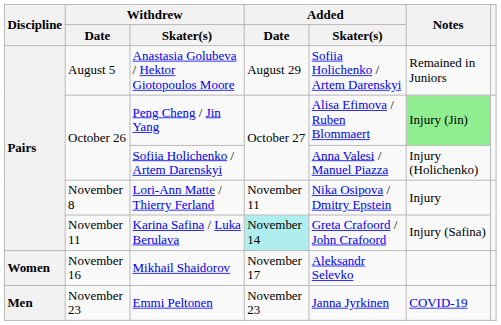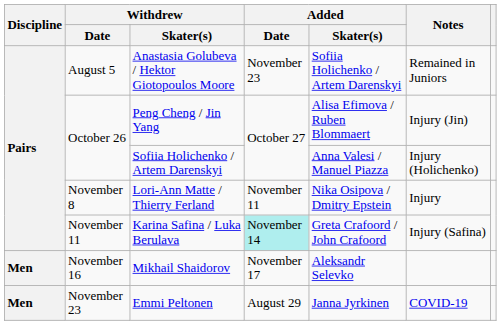(274, 70) August 29 -> (275, 70) November 23
(439, 120) lightgreen background -> (439, 120) no background
(29, 268) Women -> (20, 268) Men
(275, 303) November 23 -> (274, 303) August 29
